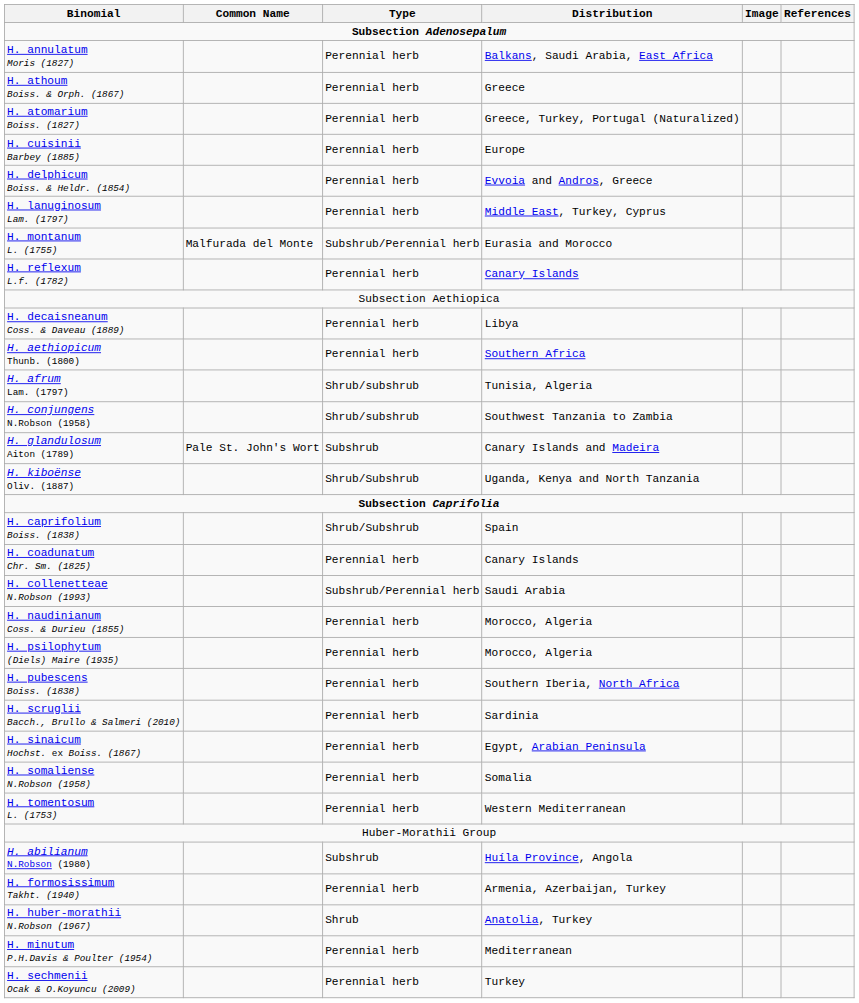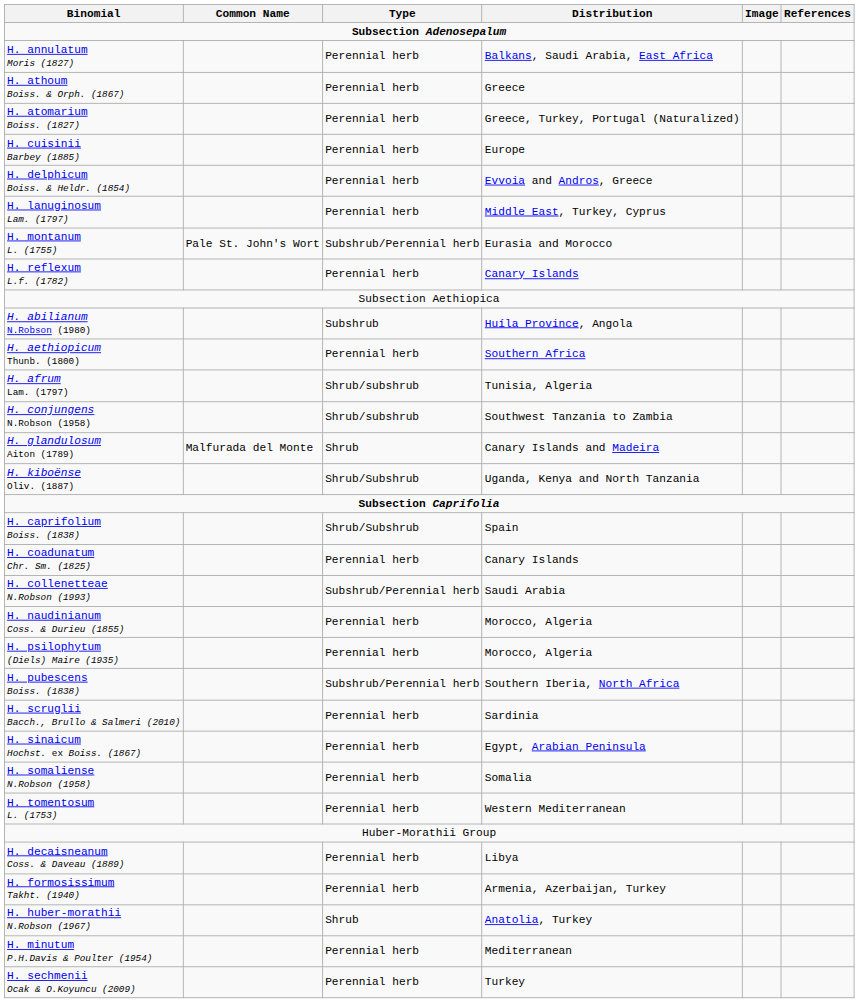(249, 243) Malfurada del Monte -> (253, 243) Pale St. John's Wort
rows swapped: (49, 858) <-> (66, 324)
(253, 448) Pale St. John's Wort -> (249, 448) Malfurada del Monte
(352, 448) Subshrub -> (342, 448) Shrub
(372, 684) Perennial herb -> (402, 684) Subshrub/Perennial herb
